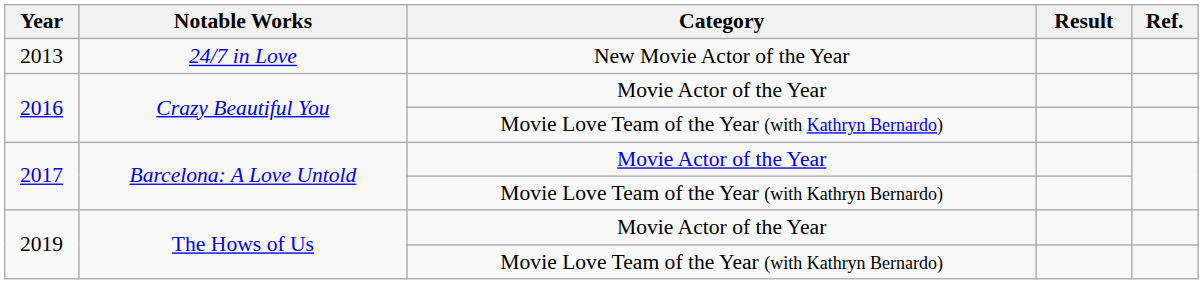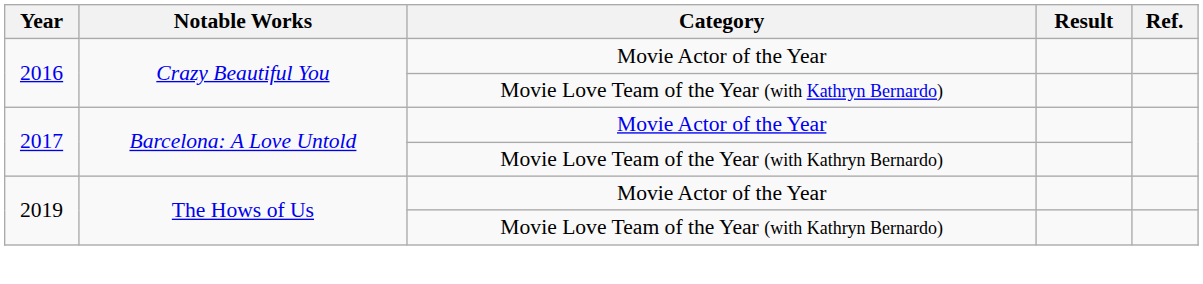- row: (42, 55)
